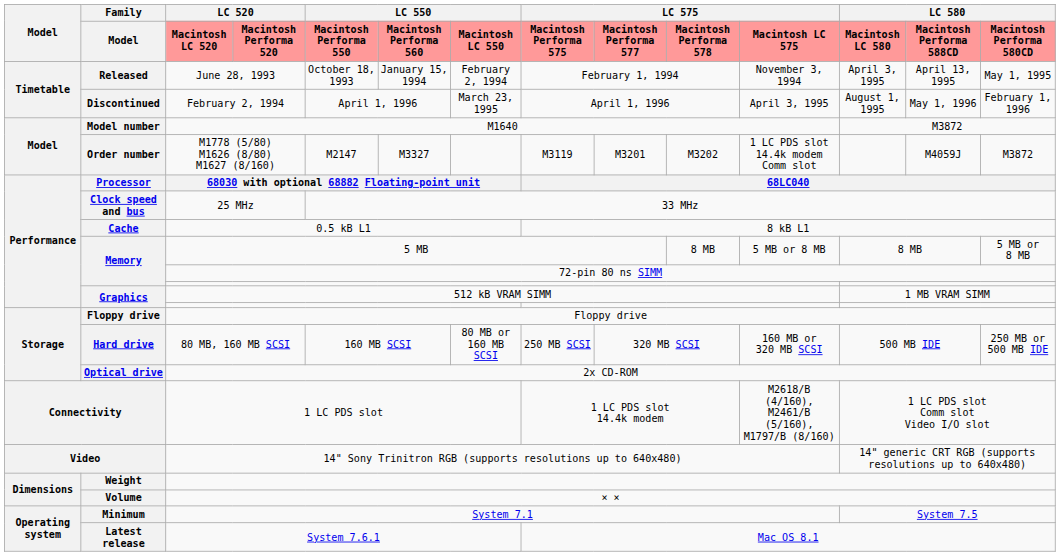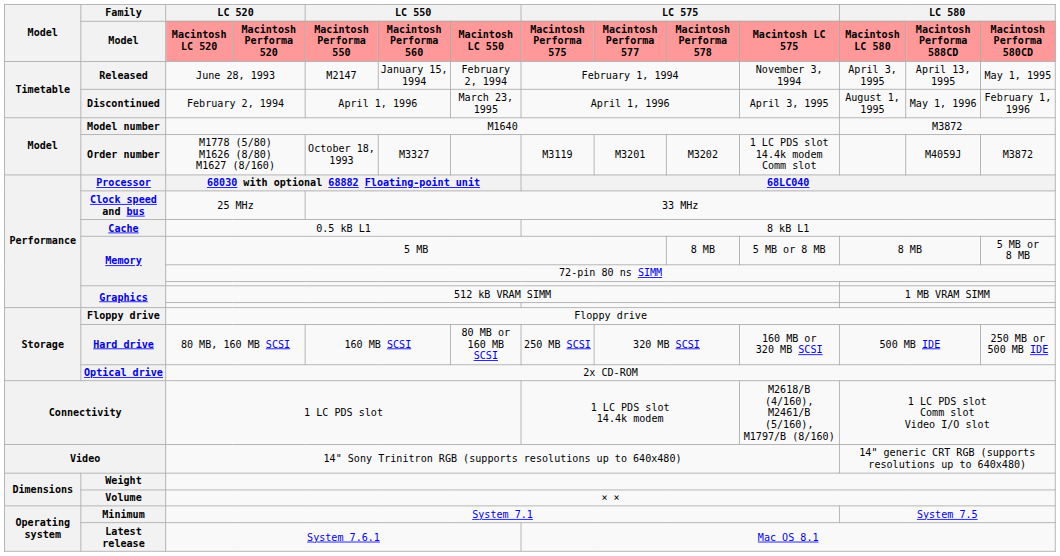(341, 75) October 18, 1993 -> (341, 75) M2147
(341, 155) M2147 -> (341, 155) October 18, 1993
